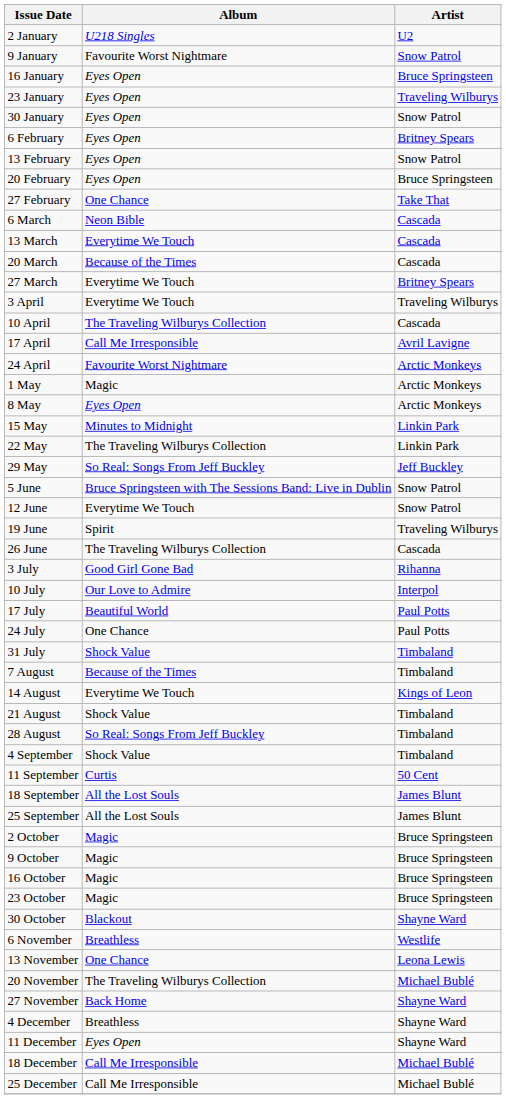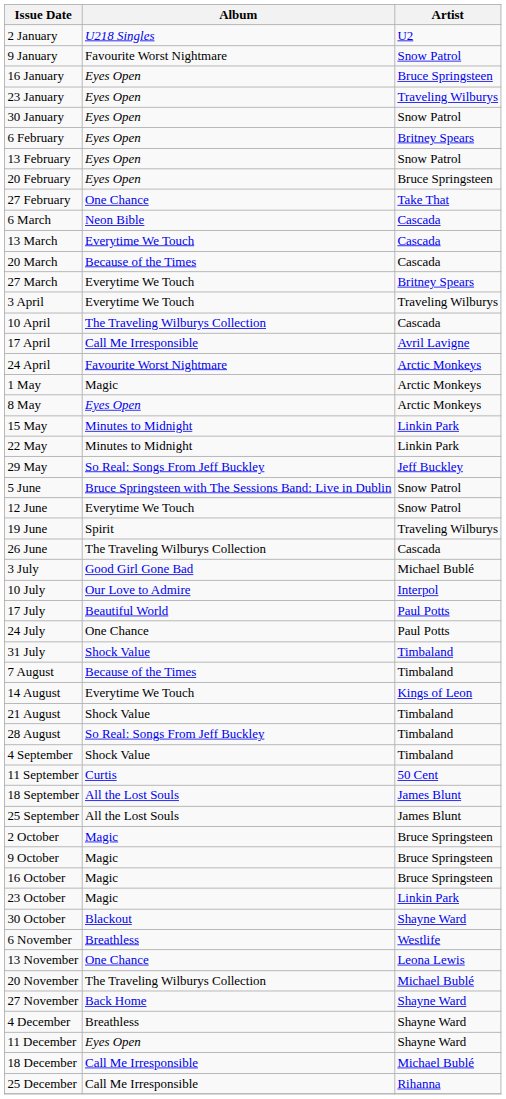(176, 446) The Traveling Wilburys Collection -> (139, 446) Minutes to Midnight
(419, 569) Rihanna -> (436, 569) Michael Bublé
(445, 898) Bruce Springsteen -> (428, 898) Linkin Park
(436, 1083) Michael Bublé -> (419, 1083) Rihanna
